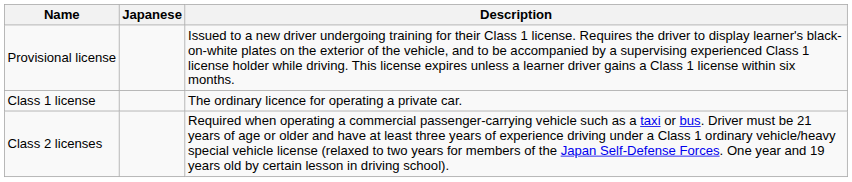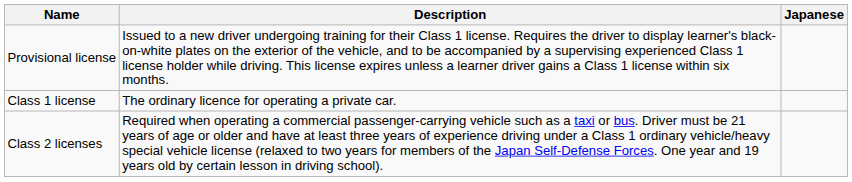columns swapped: (152, 14) <-> (516, 14)
